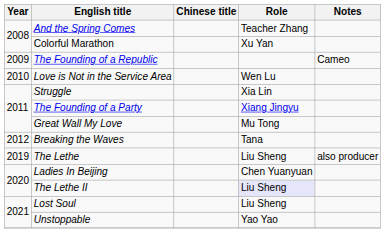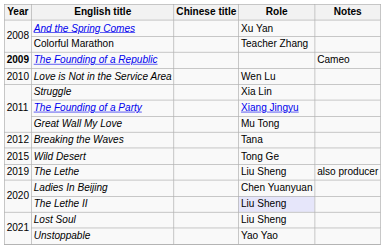(275, 28) Teacher Zhang -> (257, 28) Xu Yan
(257, 44) Xu Yan -> (275, 44) Teacher Zhang
(18, 60) normal -> (18, 60) bold
+ row: (60, 156)
